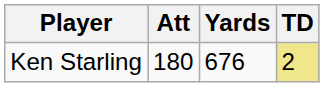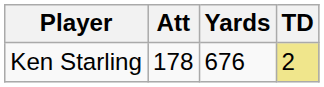(173, 61) 180 -> (173, 61) 178
